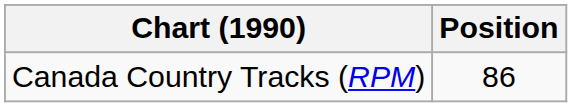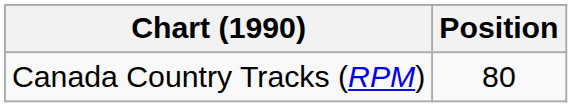(499, 76) 86 -> (499, 76) 80
